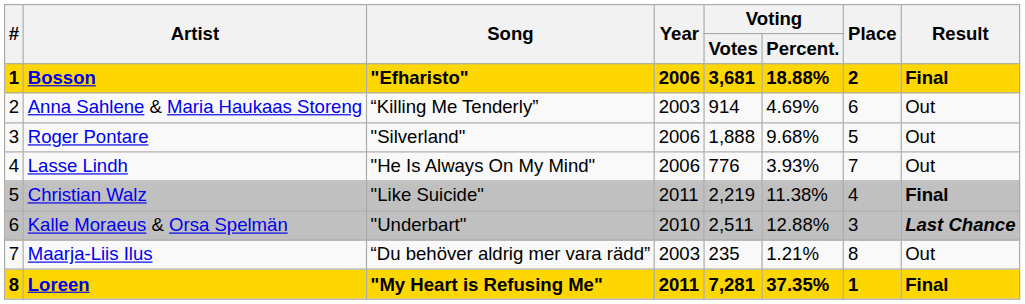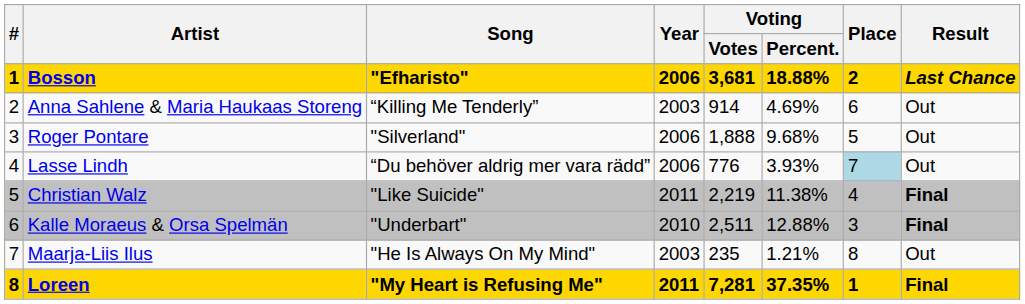(927, 78) Final -> (960, 78) Last Chance
(483, 166) "He Is Always On My Mind" -> (510, 166) “Du behöver aldrig mer vara rädd”
(853, 166) no background -> (853, 166) lightblue background
(960, 225) Last Chance -> (927, 225) Final
(510, 254) “Du behöver aldrig mer vara rädd” -> (483, 254) "He Is Always On My Mind"
